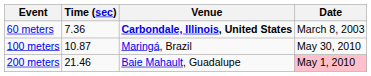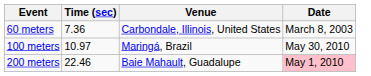(207, 29) bold -> (201, 29) normal
(78, 46) 10.87 -> (78, 46) 10.97
(78, 63) 21.46 -> (78, 63) 22.46
